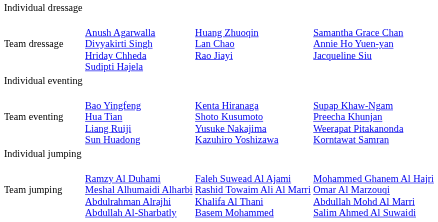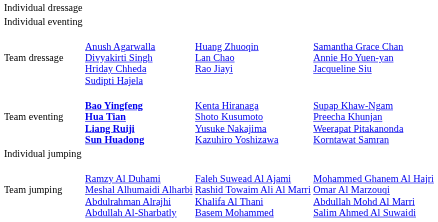rows swapped: (34, 44) <-> (43, 80)
(113, 123) normal -> (115, 123) bold
